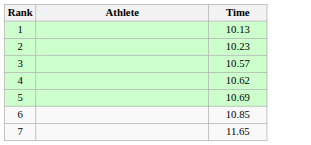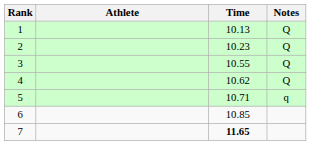+ column: (286, 13)
(238, 64) 10.57 -> (238, 64) 10.55
(238, 98) 10.69 -> (238, 98) 10.71
(238, 132) normal -> (238, 132) bold
